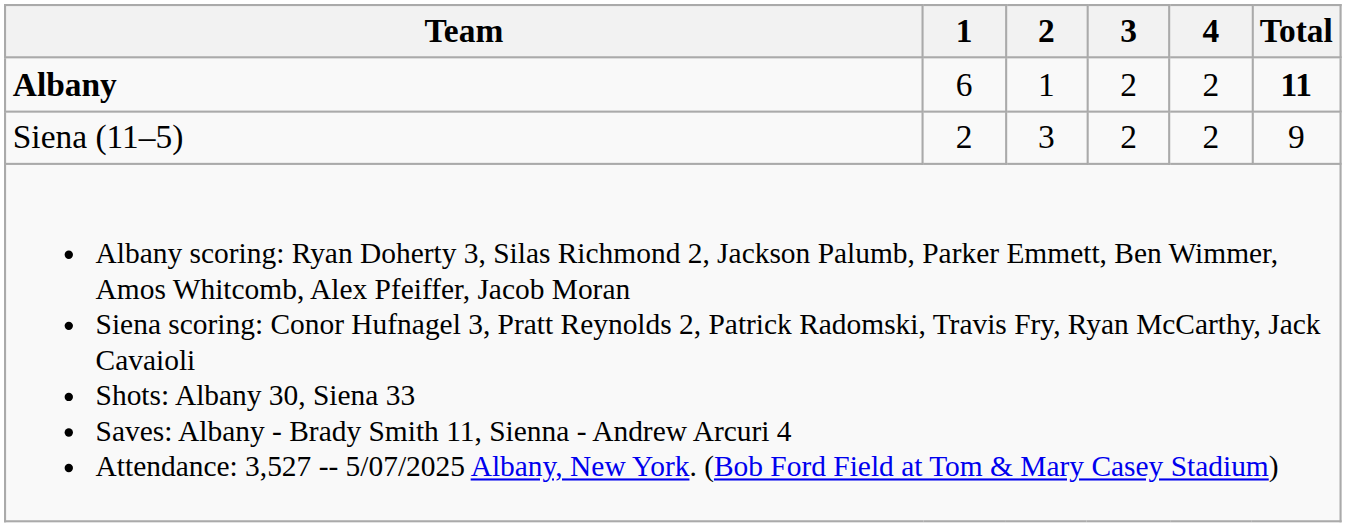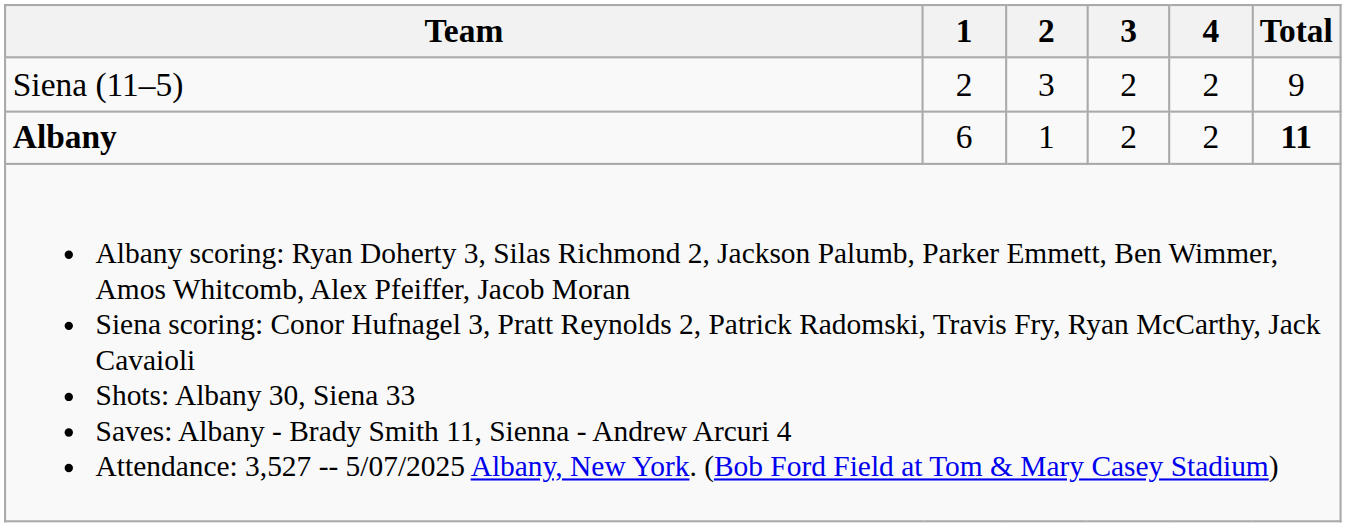rows swapped: (65, 84) <-> (98, 137)
